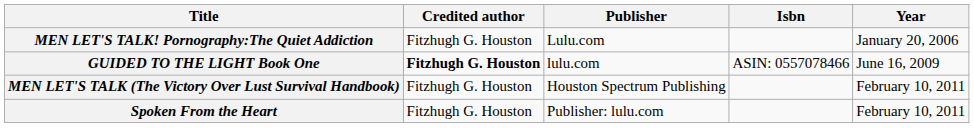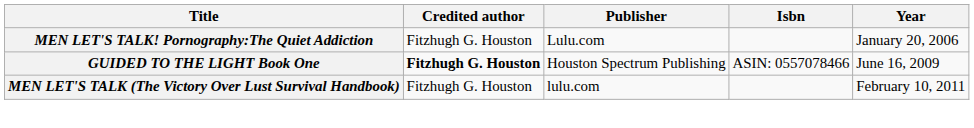(573, 63) lulu.com -> (636, 63) Houston Spectrum Publishing
(636, 87) Houston Spectrum Publishing -> (573, 87) lulu.com
- row: (204, 110)
